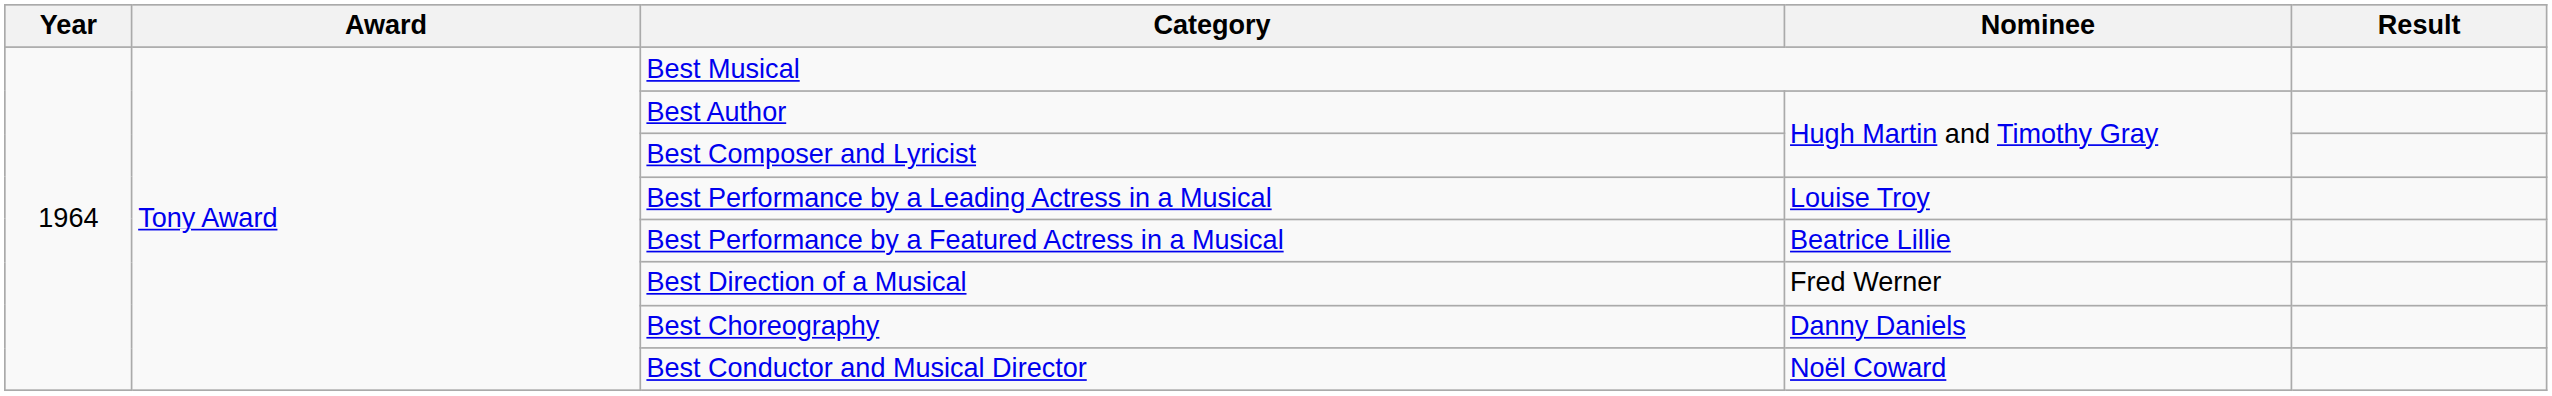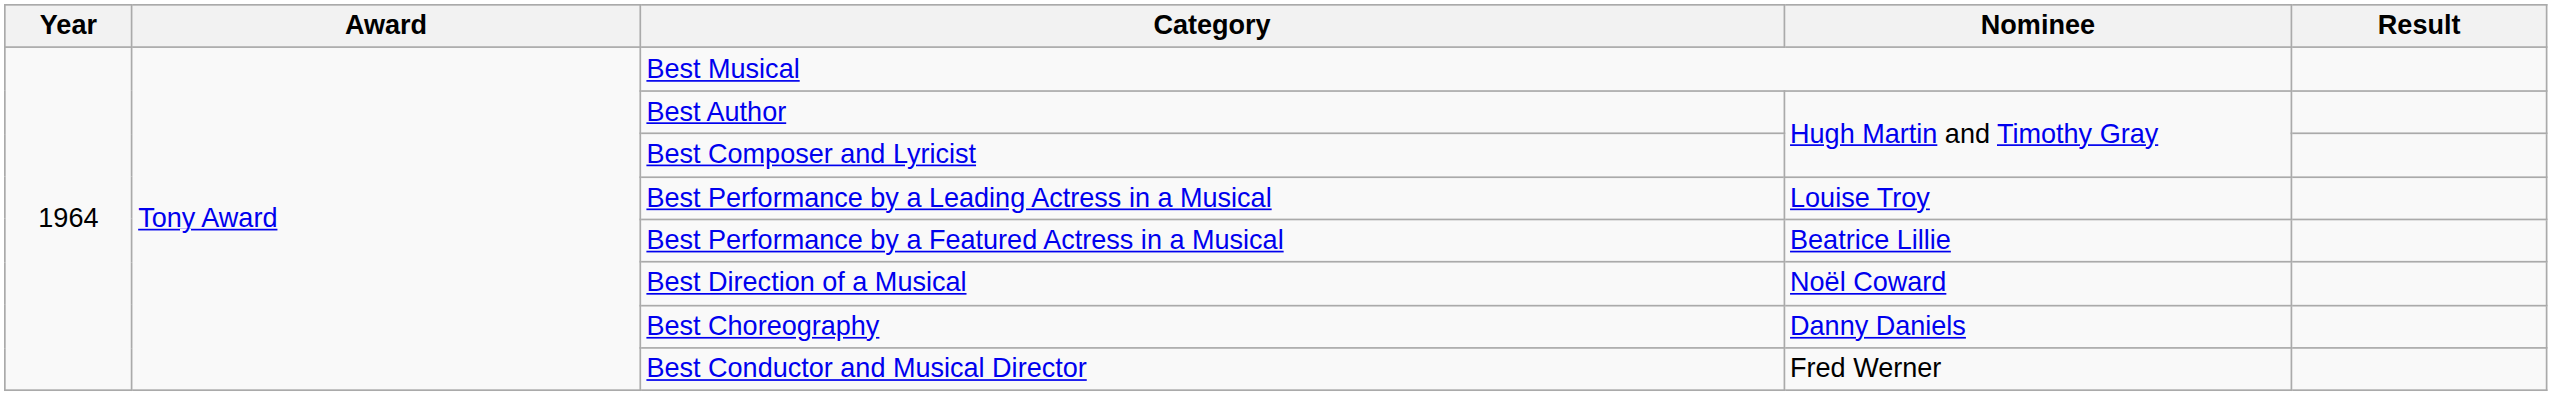(1866, 283) Fred Werner -> (1868, 283) Noël Coward
(1868, 369) Noël Coward -> (1866, 369) Fred Werner
